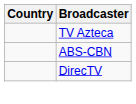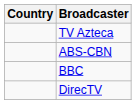+ row: (71, 71)
